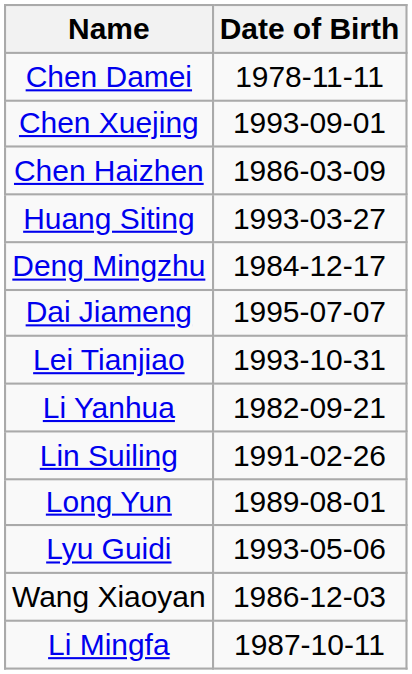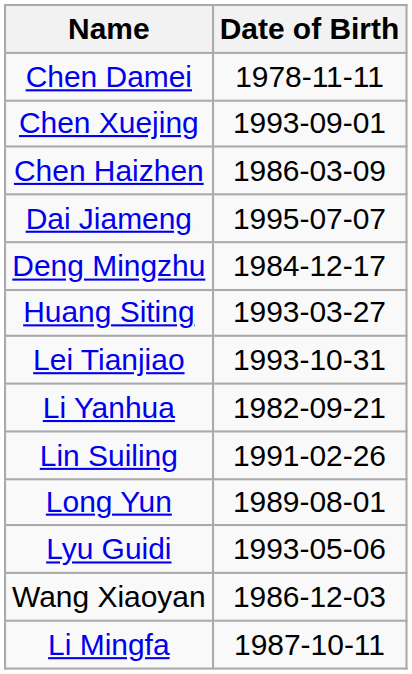rows swapped: (109, 313) <-> (109, 218)
